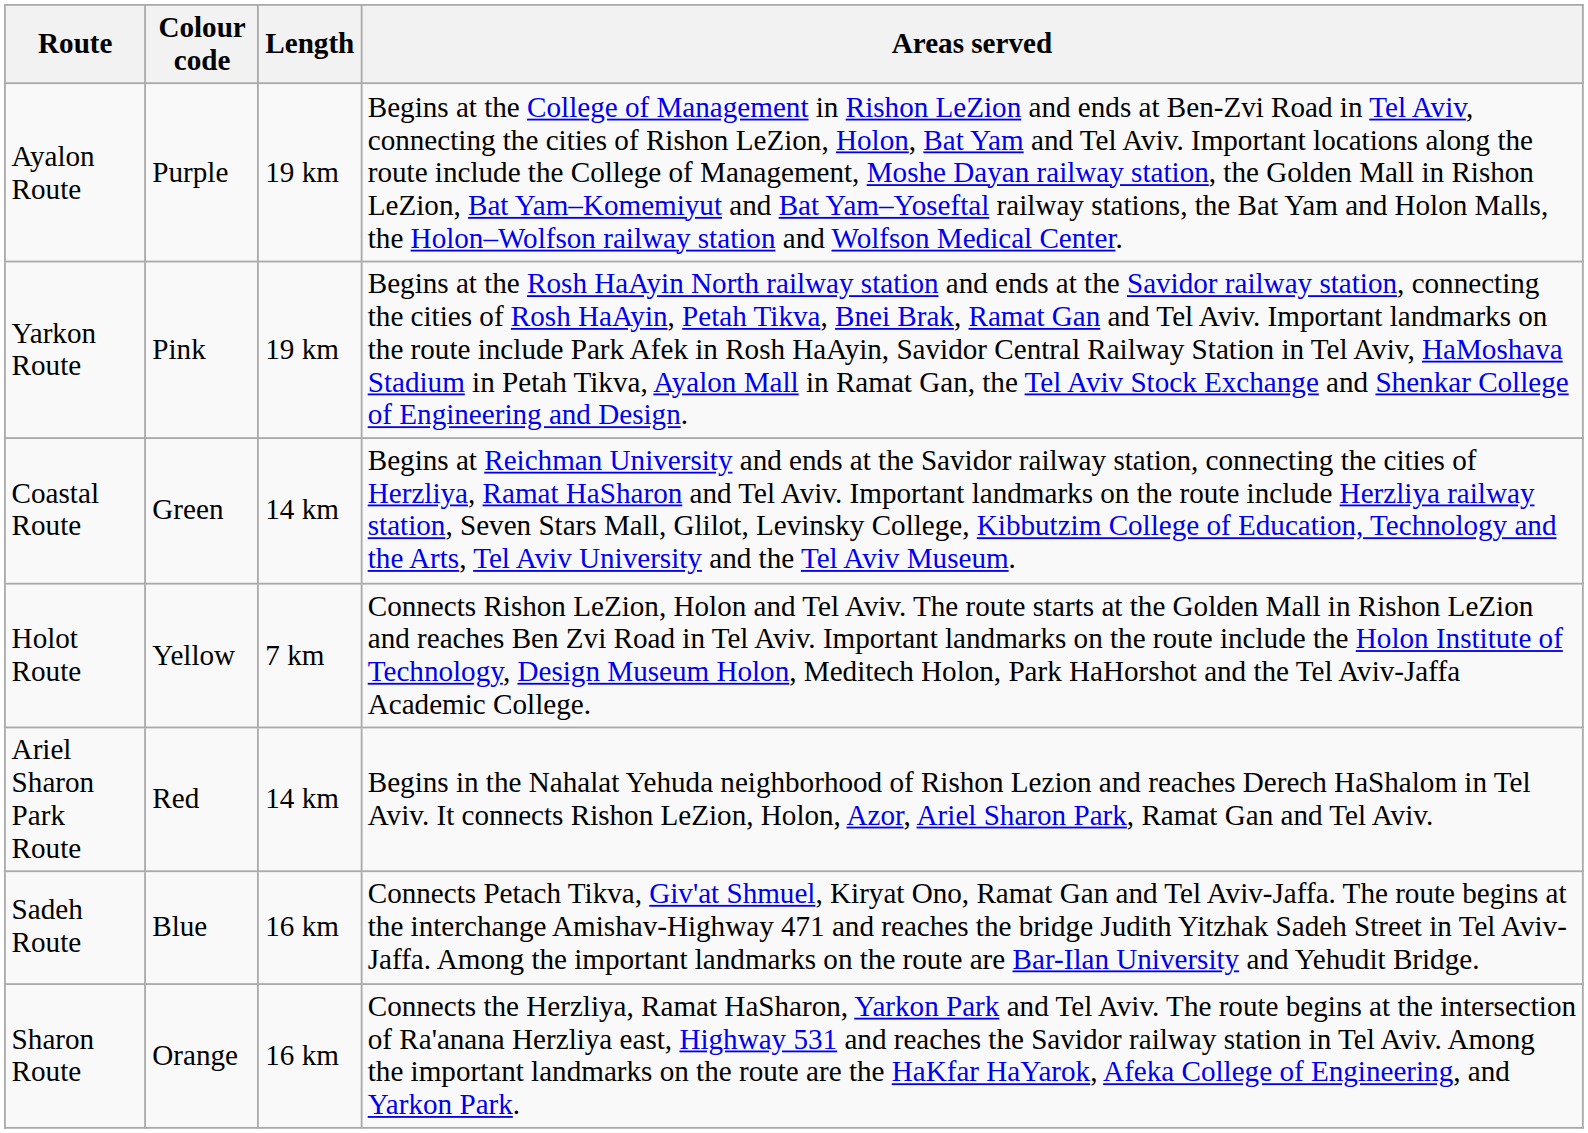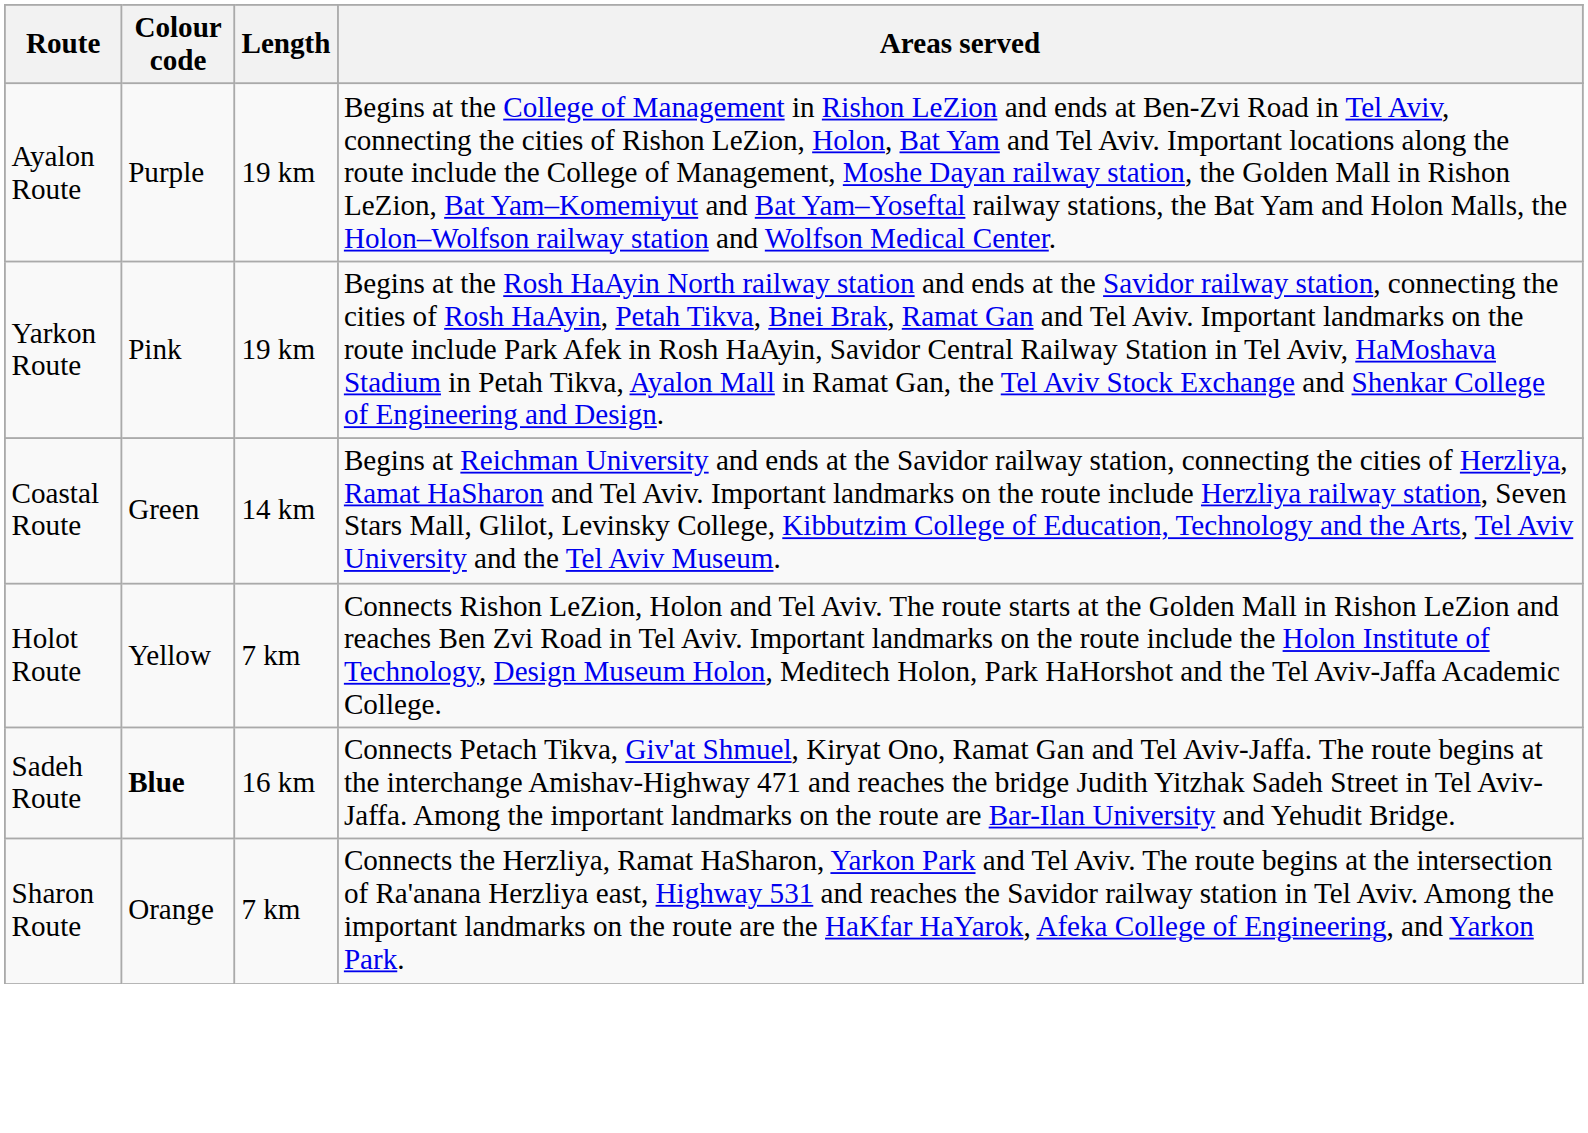- row: (53, 799)
(180, 927) normal -> (156, 782) bold
(302, 1055) 16 km -> (271, 910) 7 km
